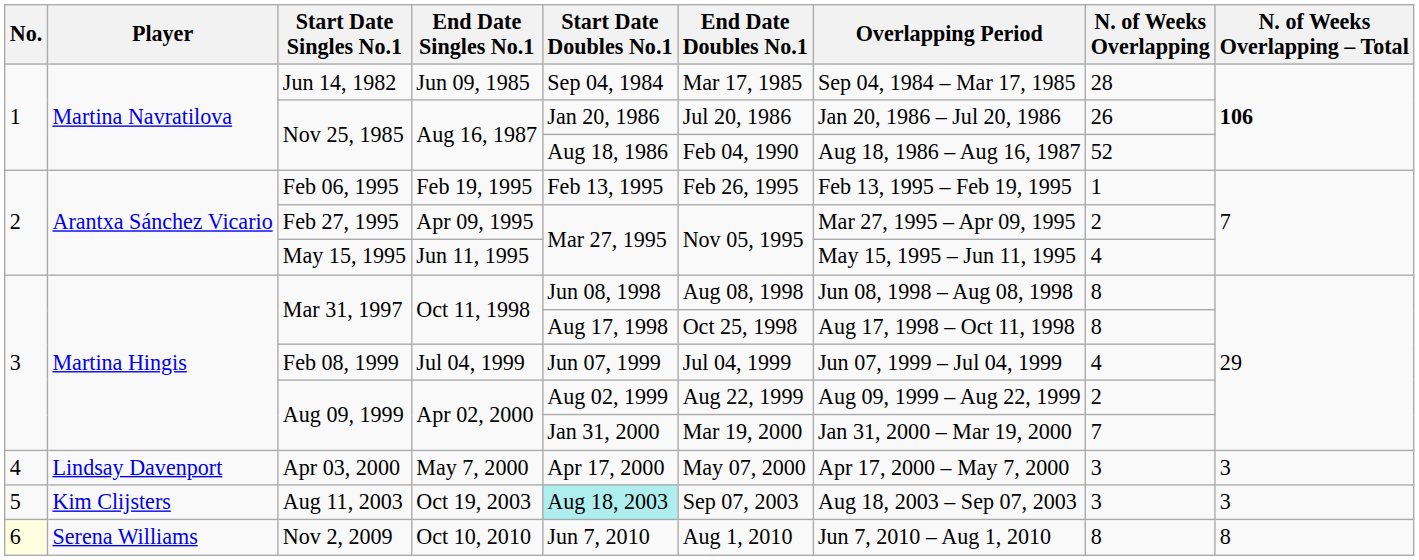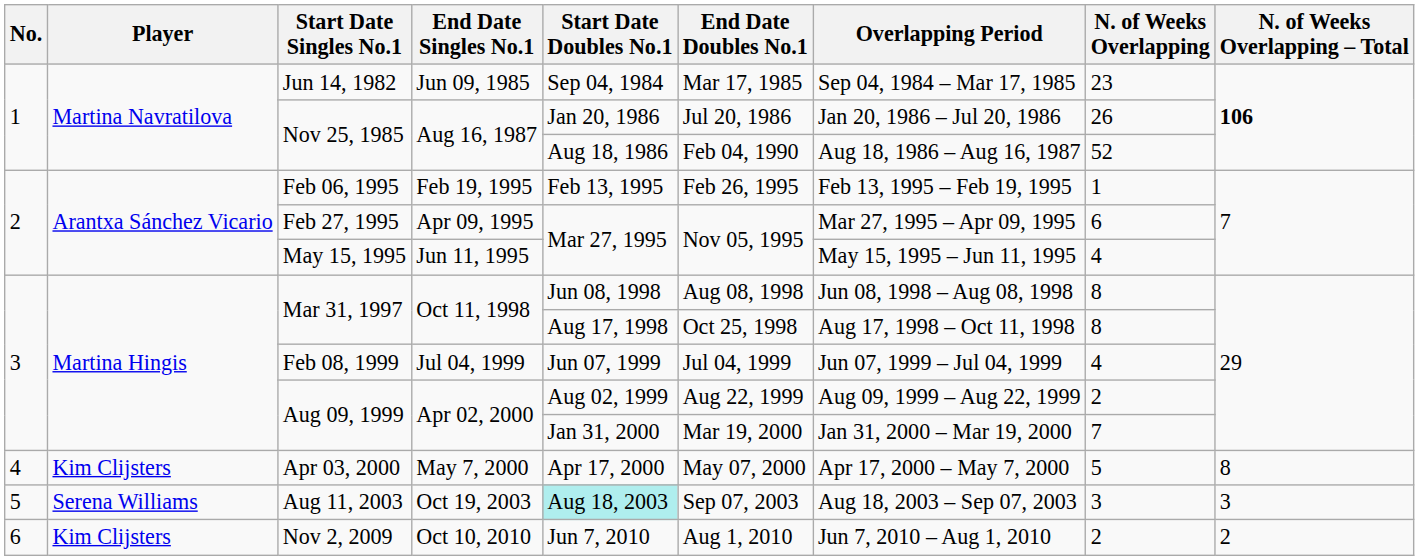(1102, 81) 28 -> (1102, 81) 23
(1096, 221) 2 -> (1096, 221) 6
(137, 467) Lindsay Davenport -> (112, 467) Kim Clijsters
(1096, 467) 3 -> (1096, 467) 5
(1225, 467) 3 -> (1225, 467) 8
(112, 502) Kim Clijsters -> (125, 502) Serena Williams
(15, 537) lightyellow background -> (15, 537) no background
(125, 537) Serena Williams -> (112, 537) Kim Clijsters
(1096, 537) 8 -> (1096, 537) 2
(1225, 537) 8 -> (1225, 537) 2
